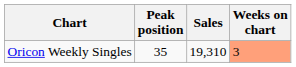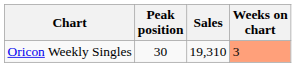(161, 51) 35 -> (161, 51) 30
